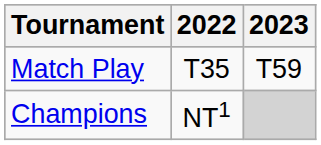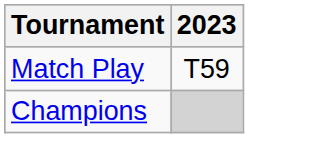- column: (207, 25)
